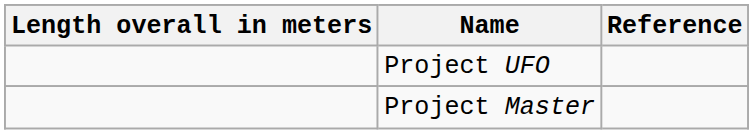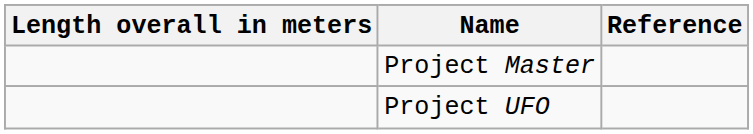rows swapped: (490, 107) <-> (467, 66)
